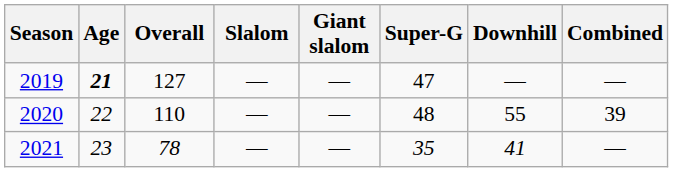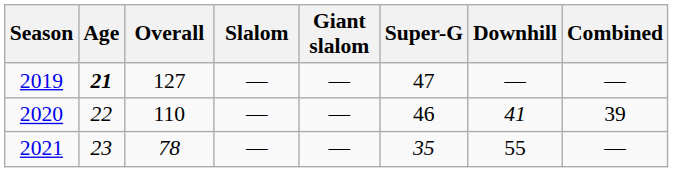(424, 114) 48 -> (424, 114) 46
(515, 114) 55 -> (515, 114) 41
(515, 148) 41 -> (515, 148) 55
